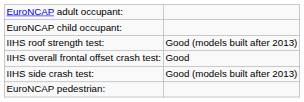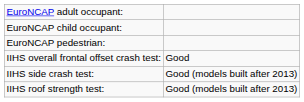rows swapped: (56, 89) <-> (55, 43)
